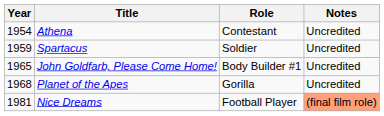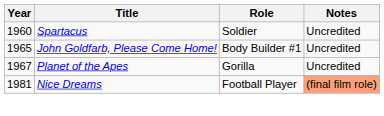- row: (55, 31)
(19, 48) 1959 -> (19, 31) 1960
(19, 84) 1968 -> (19, 66) 1967
